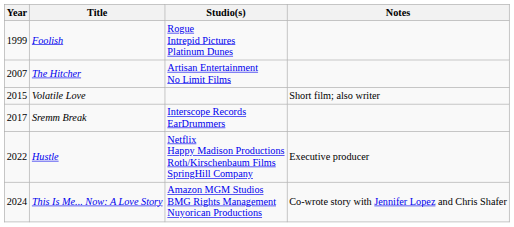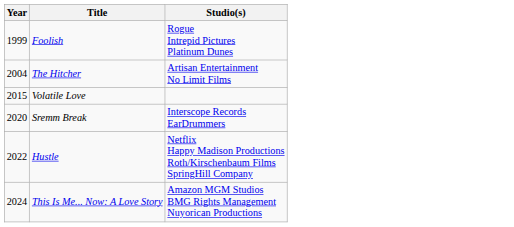- column: (398, 12)
(17, 73) 2007 -> (17, 73) 2004
(17, 117) 2017 -> (17, 117) 2020
